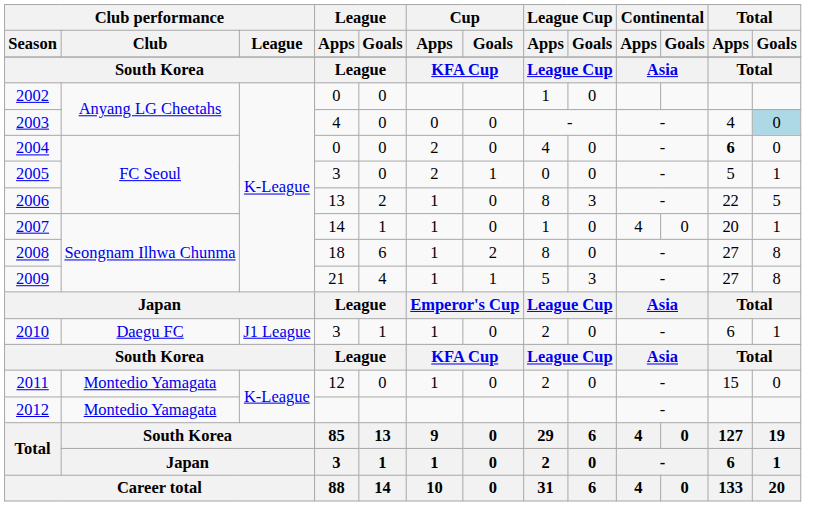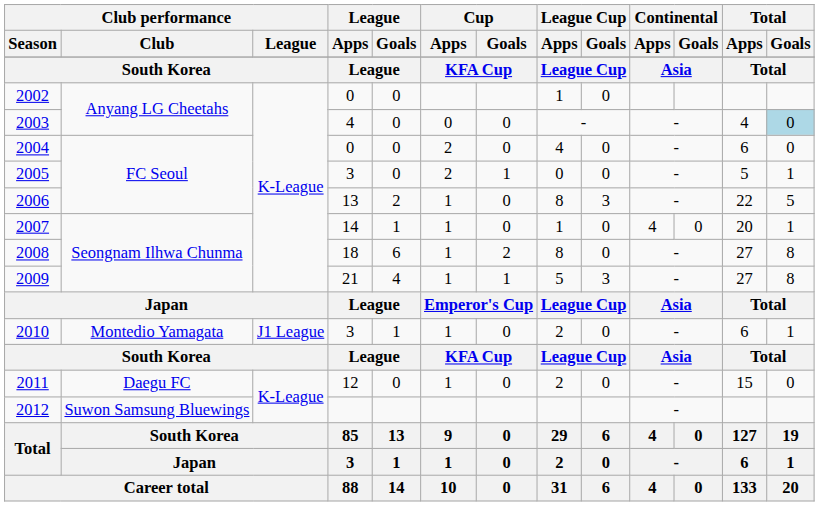(731, 148) bold -> (744, 148) normal
(150, 331) Daegu FC -> (157, 331) Montedio Yamagata
(150, 383) Montedio Yamagata -> (157, 383) Daegu FC
(150, 409) Montedio Yamagata -> (157, 409) Suwon Samsung Bluewings
